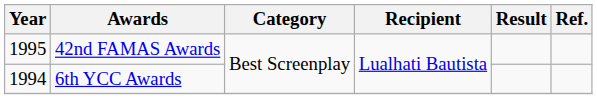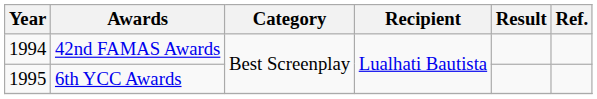(28, 49) 1995 -> (28, 49) 1994
(28, 78) 1994 -> (28, 78) 1995
